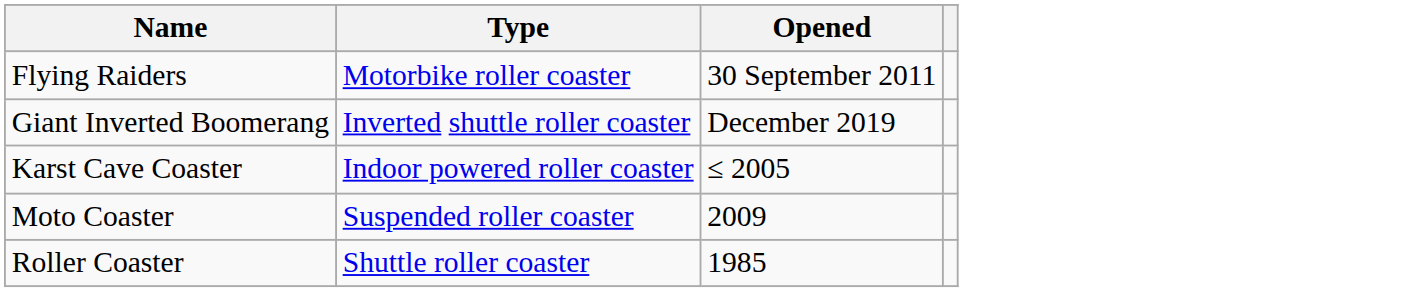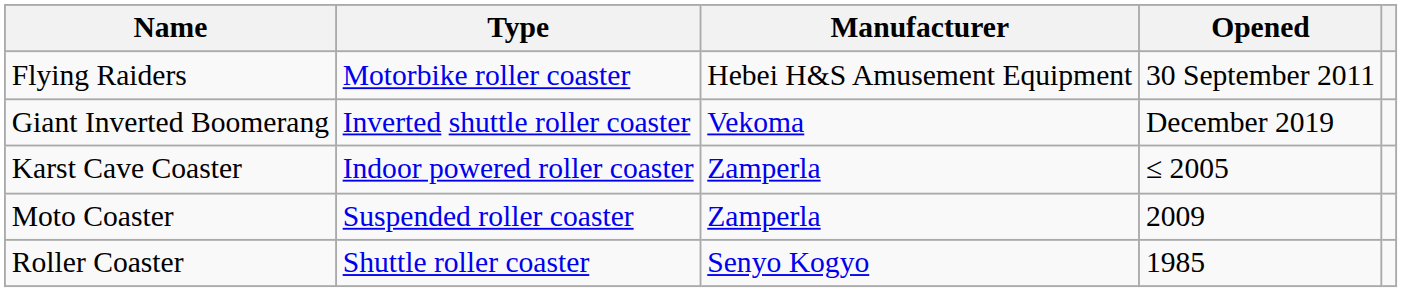+ column: (920, 27)
